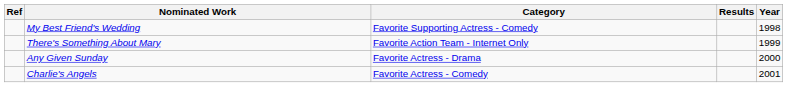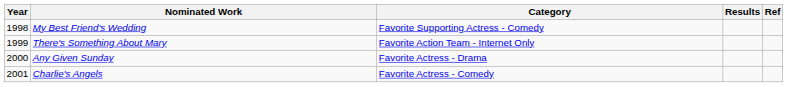columns swapped: (770, 12) <-> (14, 12)
